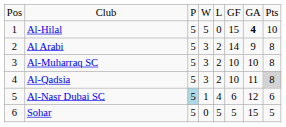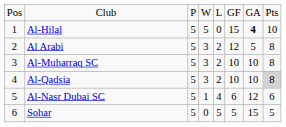(234, 46) 14 -> (234, 46) 12
(253, 46) 9 -> (253, 46) 5
(253, 79) 11 -> (253, 79) 10
(193, 96) lightblue background -> (193, 96) no background
